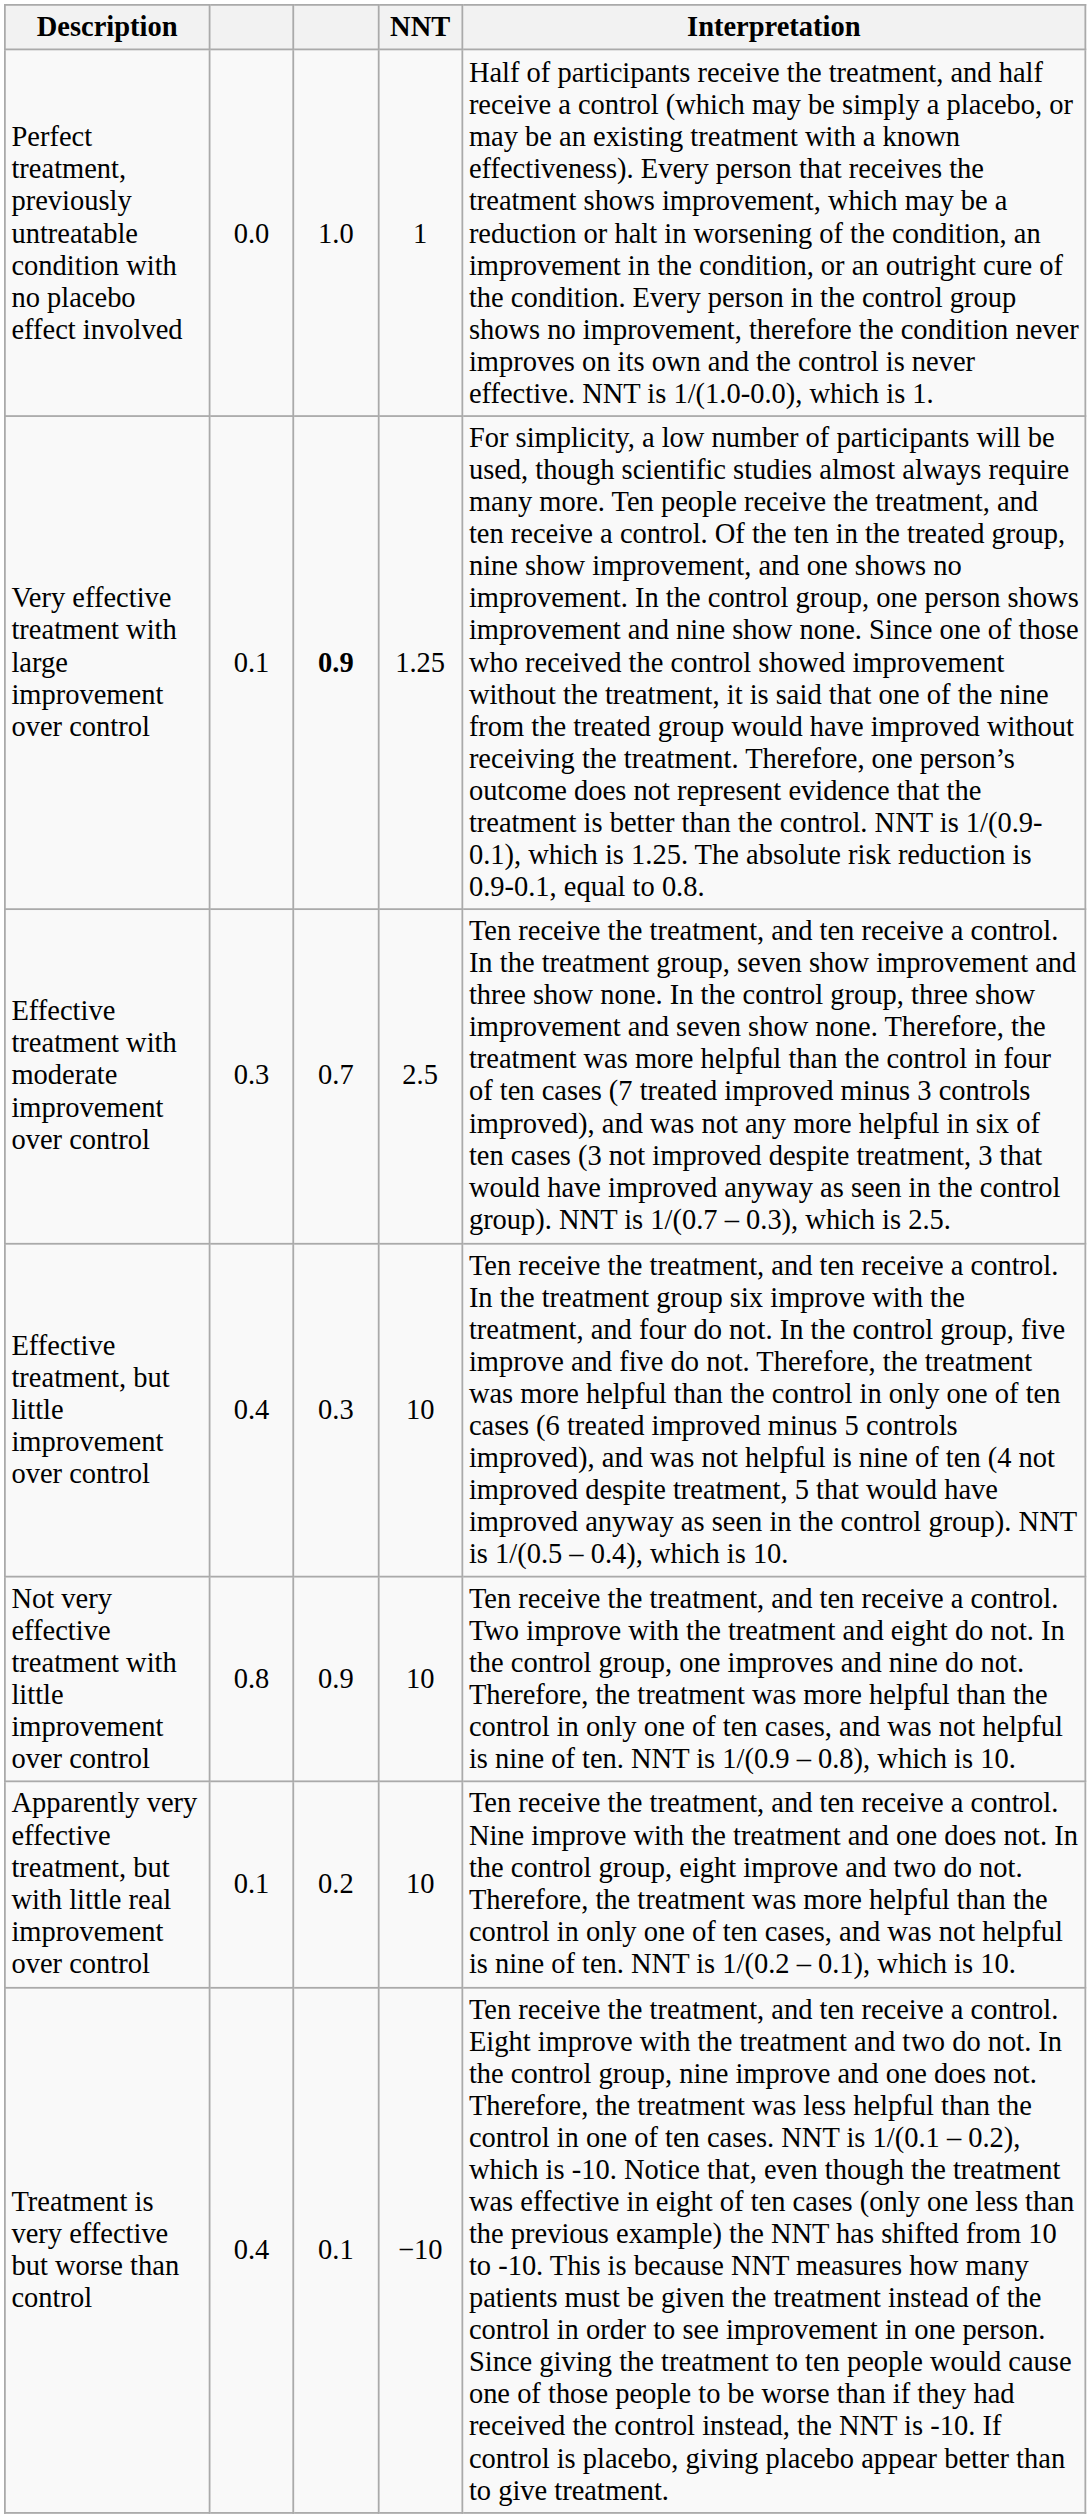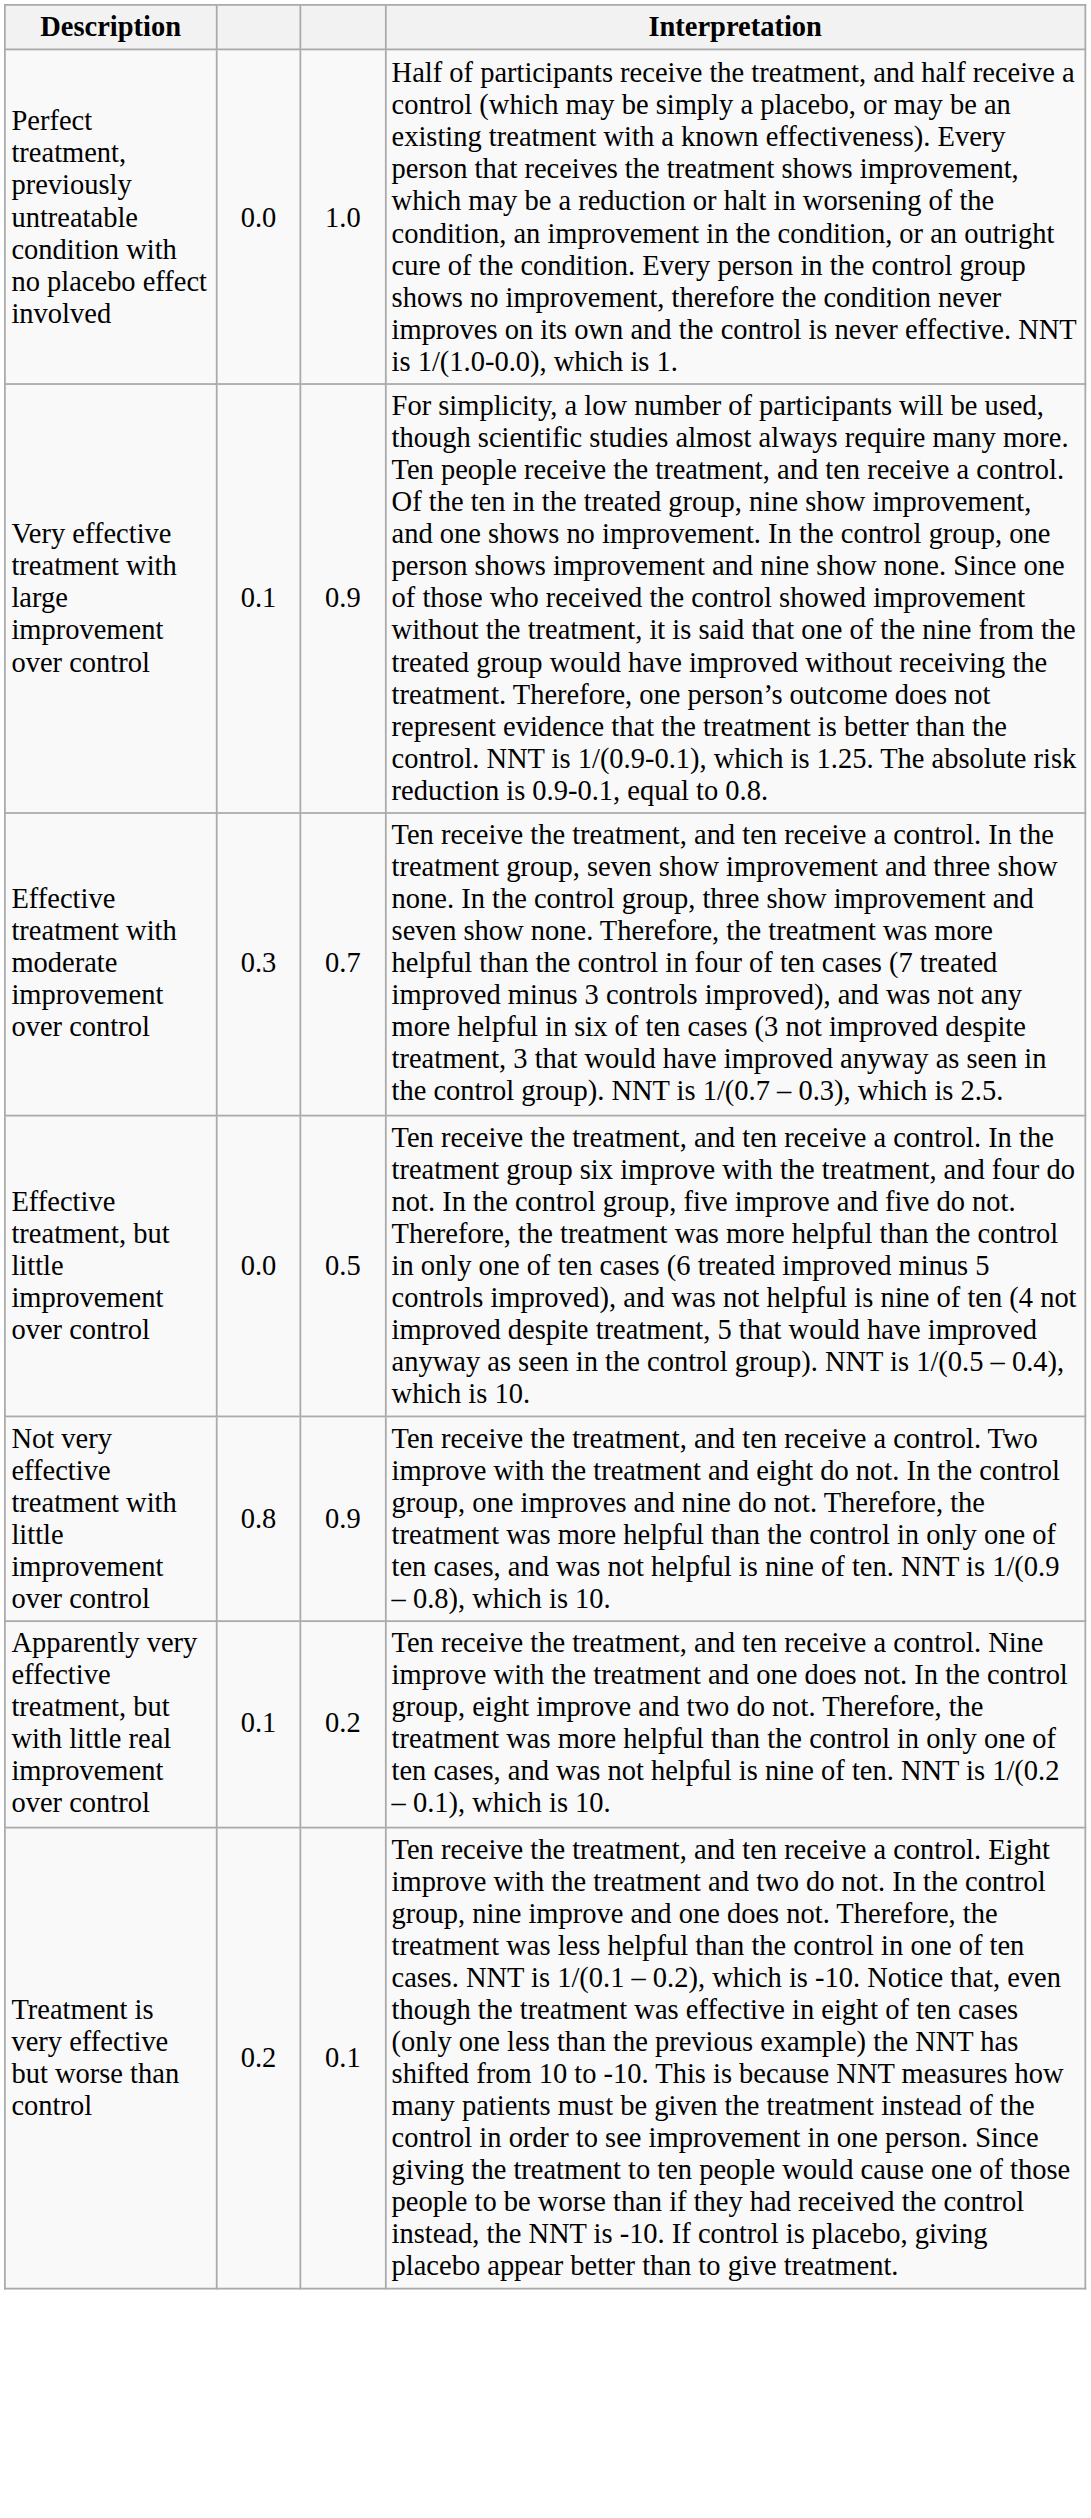- column: (420, 27)
(336, 662) bold -> (343, 598) normal
(252, 1409) 0.4 -> (259, 1265) 0.0
(336, 1409) 0.3 -> (343, 1265) 0.5
(252, 2249) 0.4 -> (259, 2057) 0.2
